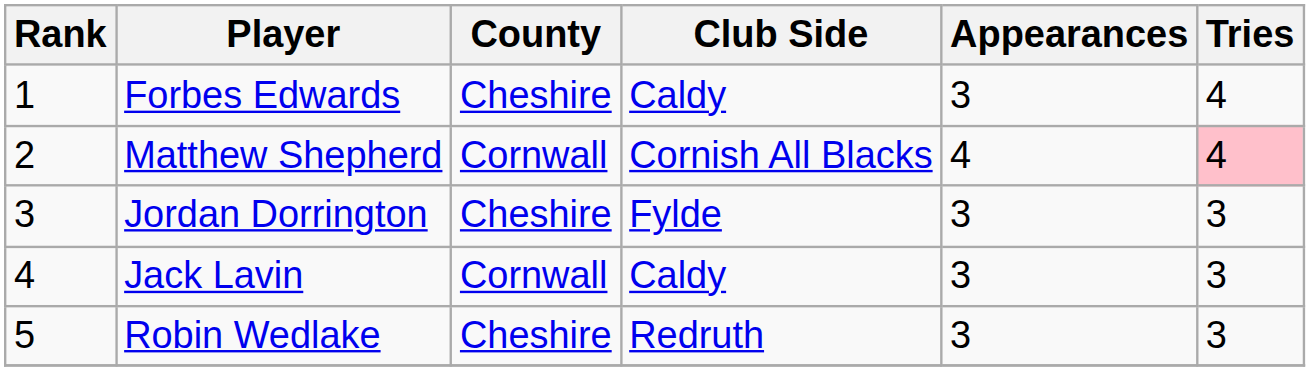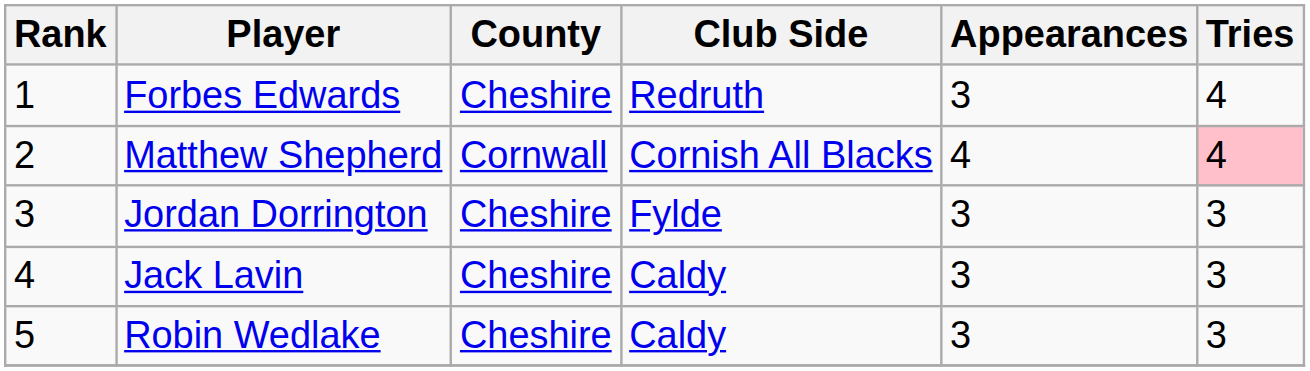(678, 94) Caldy -> (697, 94) Redruth
(534, 275) Cornwall -> (536, 275) Cheshire
(697, 335) Redruth -> (678, 335) Caldy
